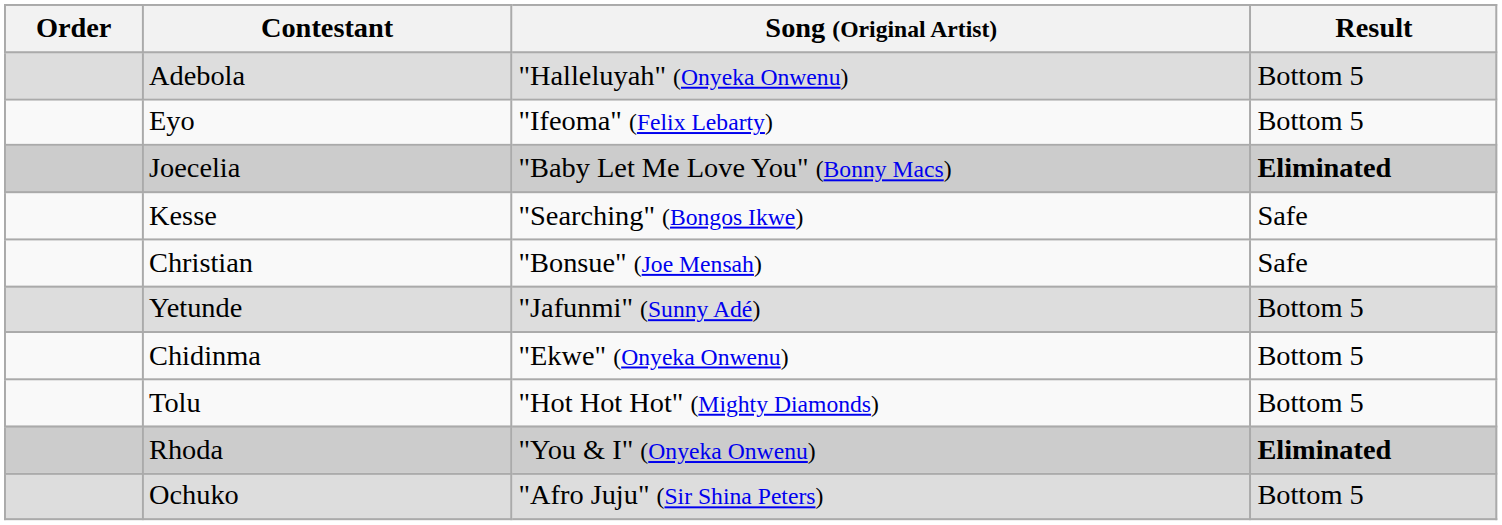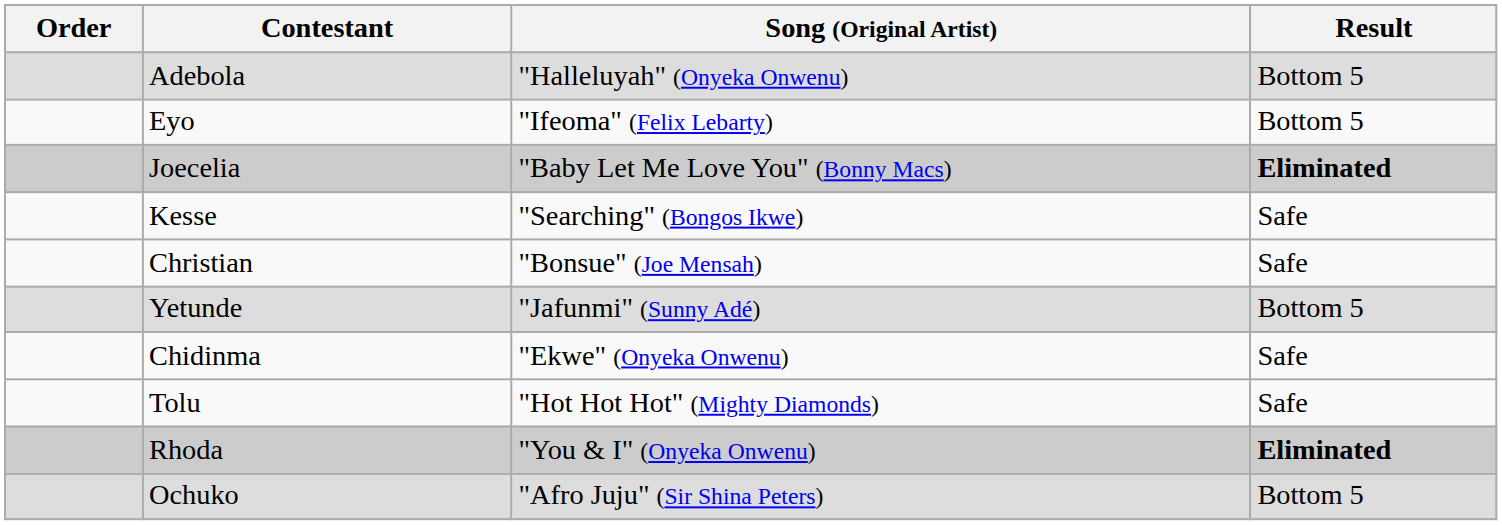(1311, 355) Bottom 5 -> (1283, 355) Safe
(1311, 402) Bottom 5 -> (1283, 402) Safe
